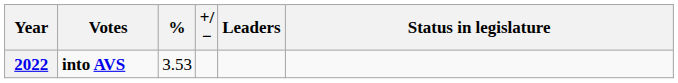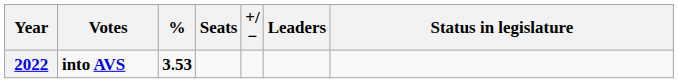+ column: (219, 27)
(177, 63) normal -> (177, 63) bold
